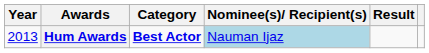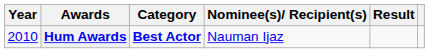(23, 36) 2013 -> (23, 36) 2010
(245, 36) lightblue background -> (245, 36) no background
